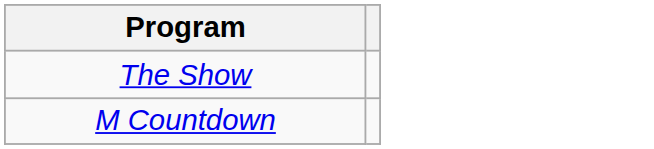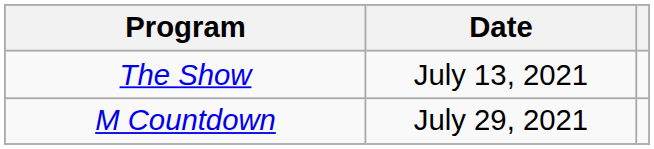+ column: (501, 27)
